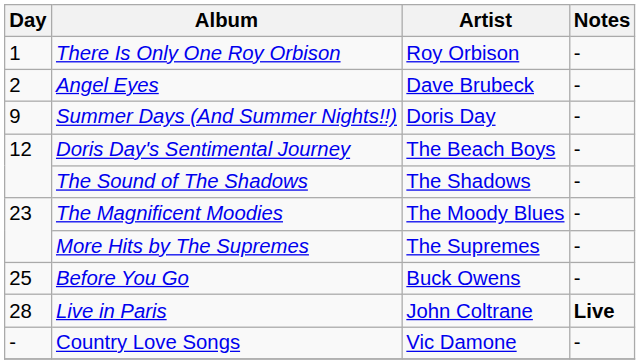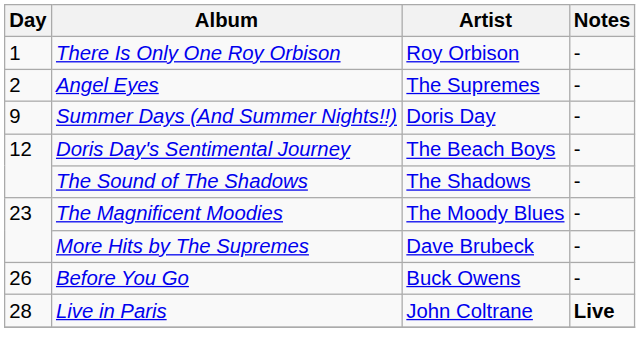(470, 85) Dave Brubeck -> (473, 85) The Supremes
(473, 246) The Supremes -> (470, 246) Dave Brubeck
(21, 278) 25 -> (21, 278) 26
- row: (148, 342)
